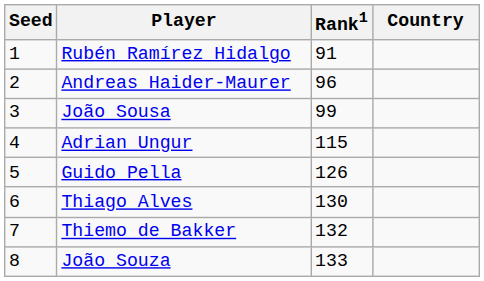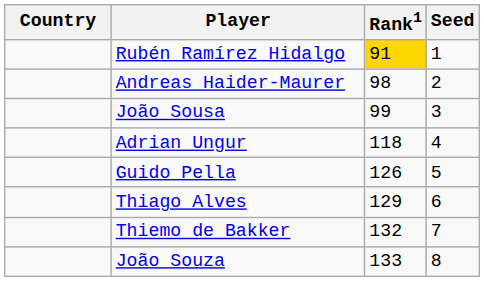columns swapped: (426, 22) <-> (31, 22)
(326, 54) no background -> (380, 54) gold background
(326, 84) 96 -> (380, 84) 98
(331, 143) 115 -> (386, 143) 118
(331, 202) 130 -> (386, 202) 129
